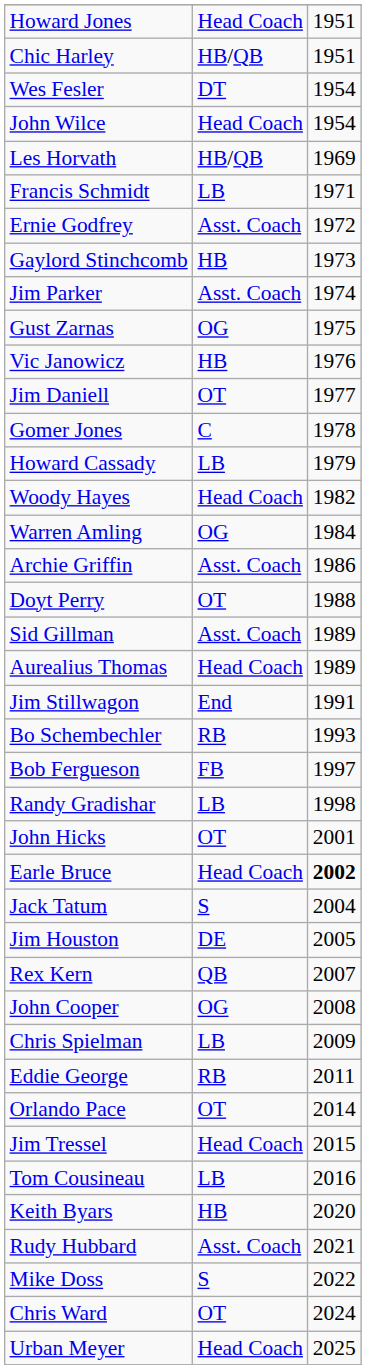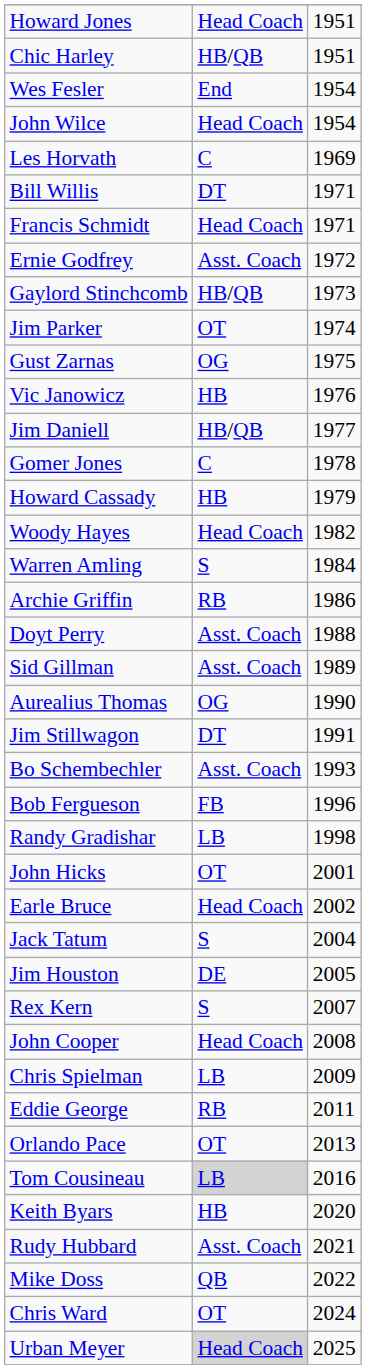(212, 89) DT -> (215, 89) End
(230, 157) HB/QB -> (205, 157) C
+ row: (54, 191)
(211, 191) LB -> (250, 225) Head Coach
(212, 259) HB -> (230, 293) HB/QB
(249, 293) Asst. Coach -> (212, 327) OT
(212, 395) OT -> (230, 429) HB/QB
(211, 463) LB -> (212, 497) HB
(213, 531) OG -> (204, 565) S
(249, 565) Asst. Coach -> (212, 599) RB
(212, 599) OT -> (249, 633) Asst. Coach
(250, 667) Head Coach -> (213, 701) OG
(334, 667) 1989 -> (334, 701) 1990
(215, 701) End -> (212, 735) DT
(212, 735) RB -> (249, 769) Asst. Coach
(334, 769) 1997 -> (334, 803) 1996
(334, 871) bold -> (334, 905) normal
(212, 973) QB -> (204, 1007) S
(213, 1007) OG -> (250, 1041) Head Coach
(334, 1109) 2014 -> (334, 1143) 2013
- row: (58, 1143)
(211, 1177) no background -> (211, 1177) lightgrey background
(204, 1279) S -> (212, 1279) QB
(250, 1347) no background -> (250, 1347) lightgrey background
